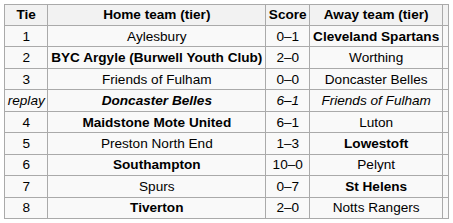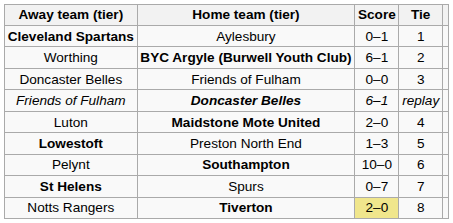columns swapped: (26, 15) <-> (376, 15)
(288, 58) 2–0 -> (377, 58) 6–1
(288, 122) 6–1 -> (377, 122) 2–0
(288, 208) no background -> (377, 208) khaki background
